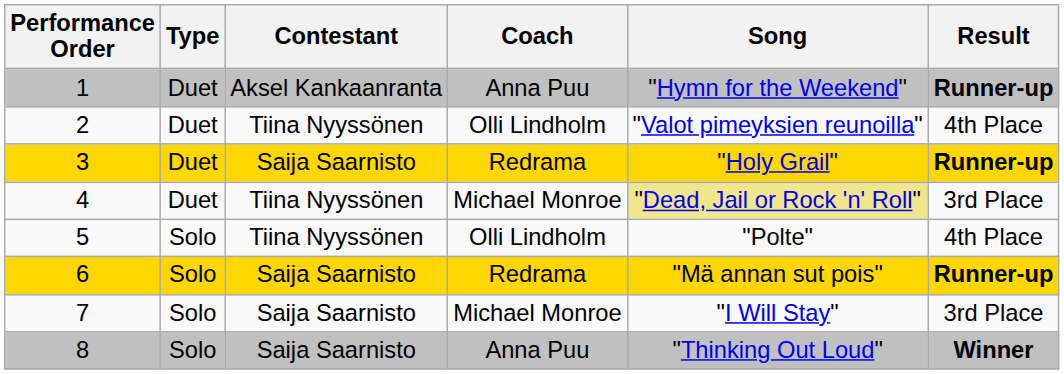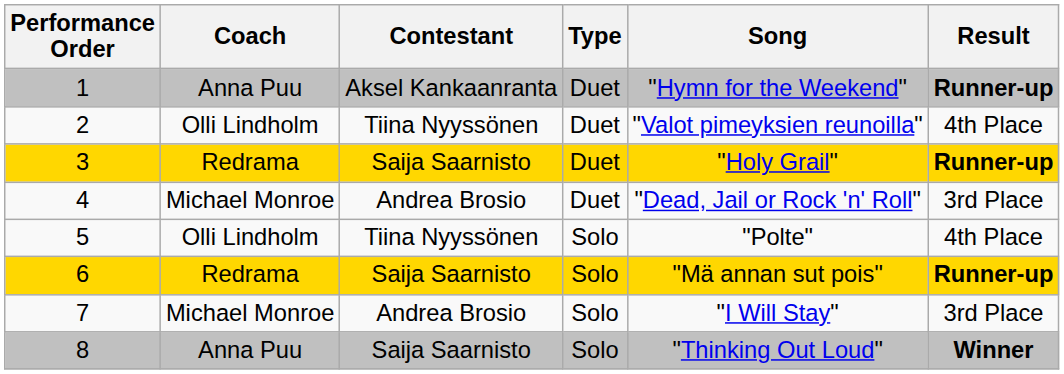columns swapped: (537, 36) <-> (193, 36)
(336, 200) Tiina Nyyssönen -> (451, 200) Andrea Brosio
(778, 200) khaki background -> (778, 200) no background
(336, 312) Saija Saarnisto -> (451, 312) Andrea Brosio
